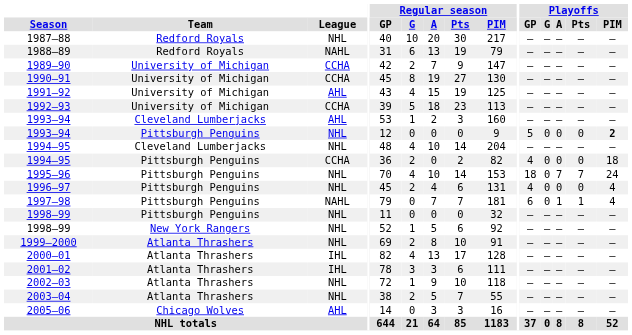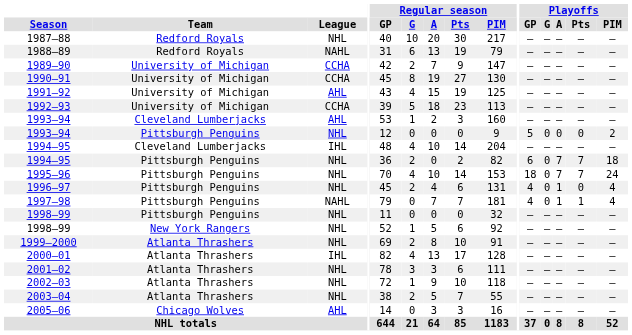(612, 133) bold -> (612, 133) normal
(337, 147) NHL -> (337, 147) IHL
(337, 160) CCHA -> (337, 160) NHL
(530, 160) 4 -> (530, 160) 6
(559, 160) 0 -> (559, 160) 7
(581, 160) 0 -> (581, 160) 7
(559, 188) 0 -> (559, 188) 1
(530, 201) 6 -> (530, 201) 4
(337, 269) IHL -> (337, 269) NHL
